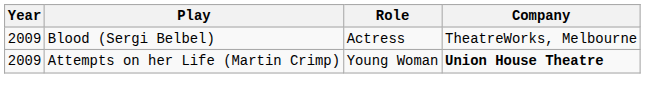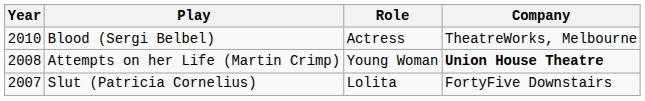(25, 39) 2009 -> (25, 39) 2010
(25, 61) 2009 -> (25, 61) 2008
+ row: (152, 84)
